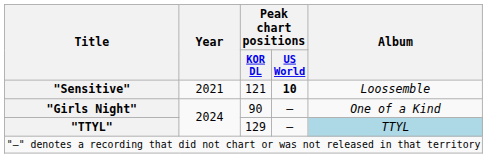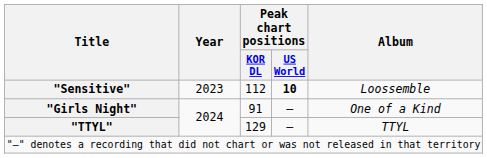(210, 89) 2021 -> (210, 89) 2023
(256, 89) 121 -> (256, 89) 112
(256, 108) 90 -> (256, 108) 91
(395, 127) lightblue background -> (395, 127) no background
